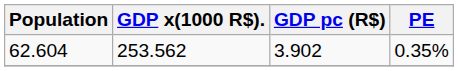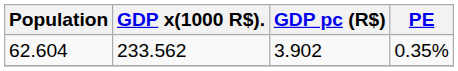(152, 50) 253.562 -> (152, 50) 233.562
